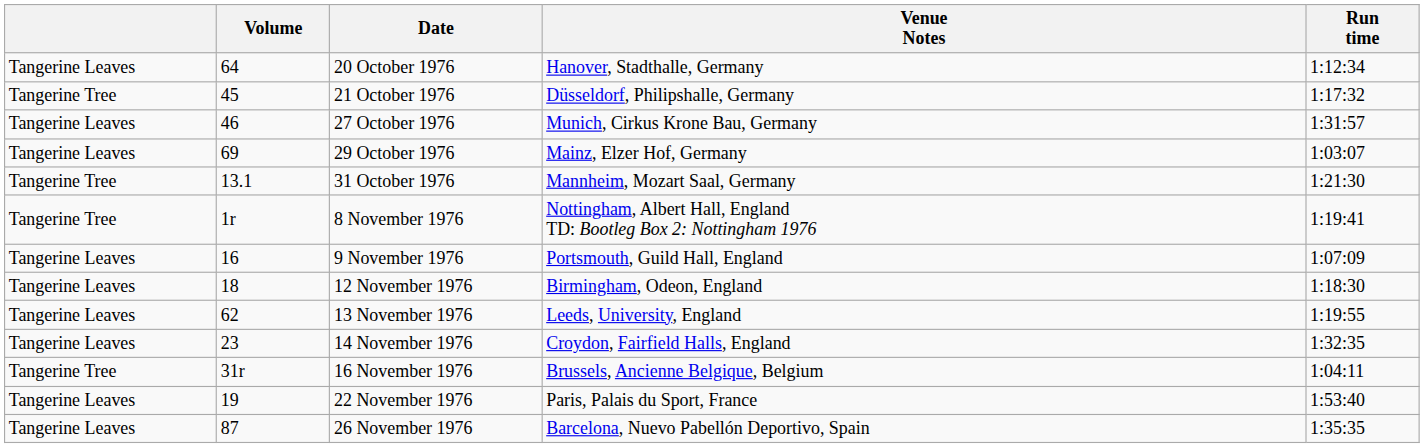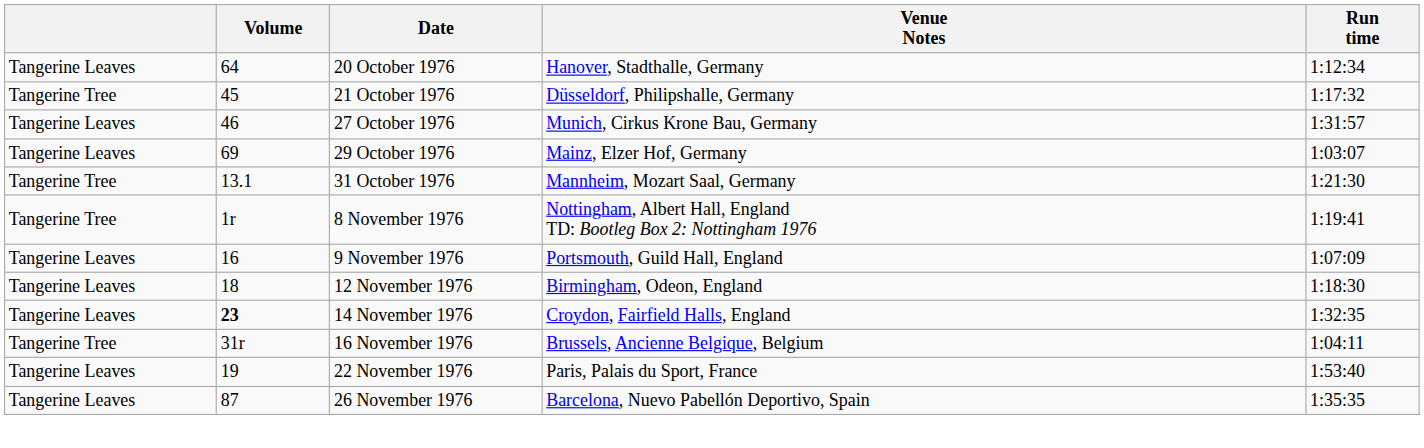- row: (403, 314)
(230, 343) normal -> (230, 314) bold
